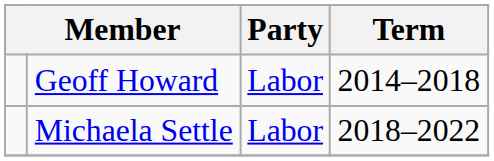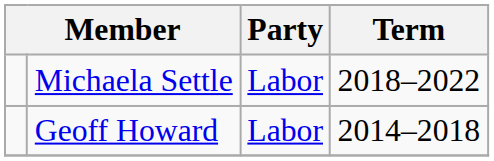rows swapped: (126, 79) <-> (134, 130)
